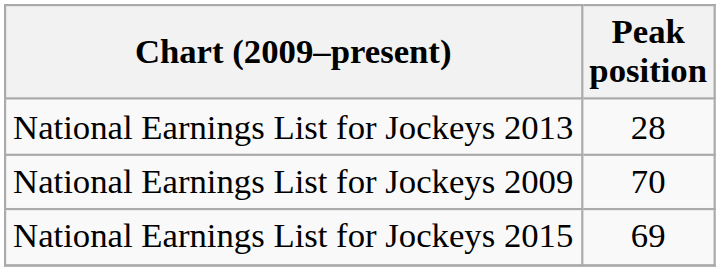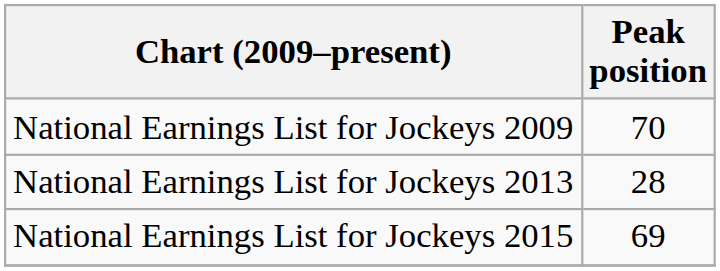rows swapped: (293, 181) <-> (293, 126)
